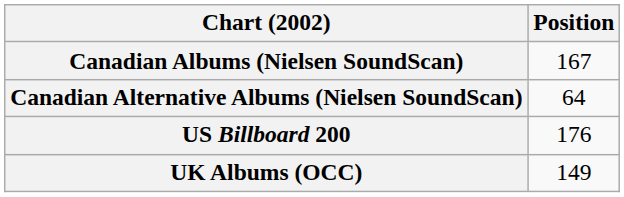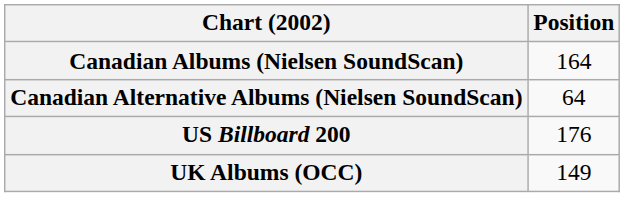(574, 60) 167 -> (574, 60) 164
